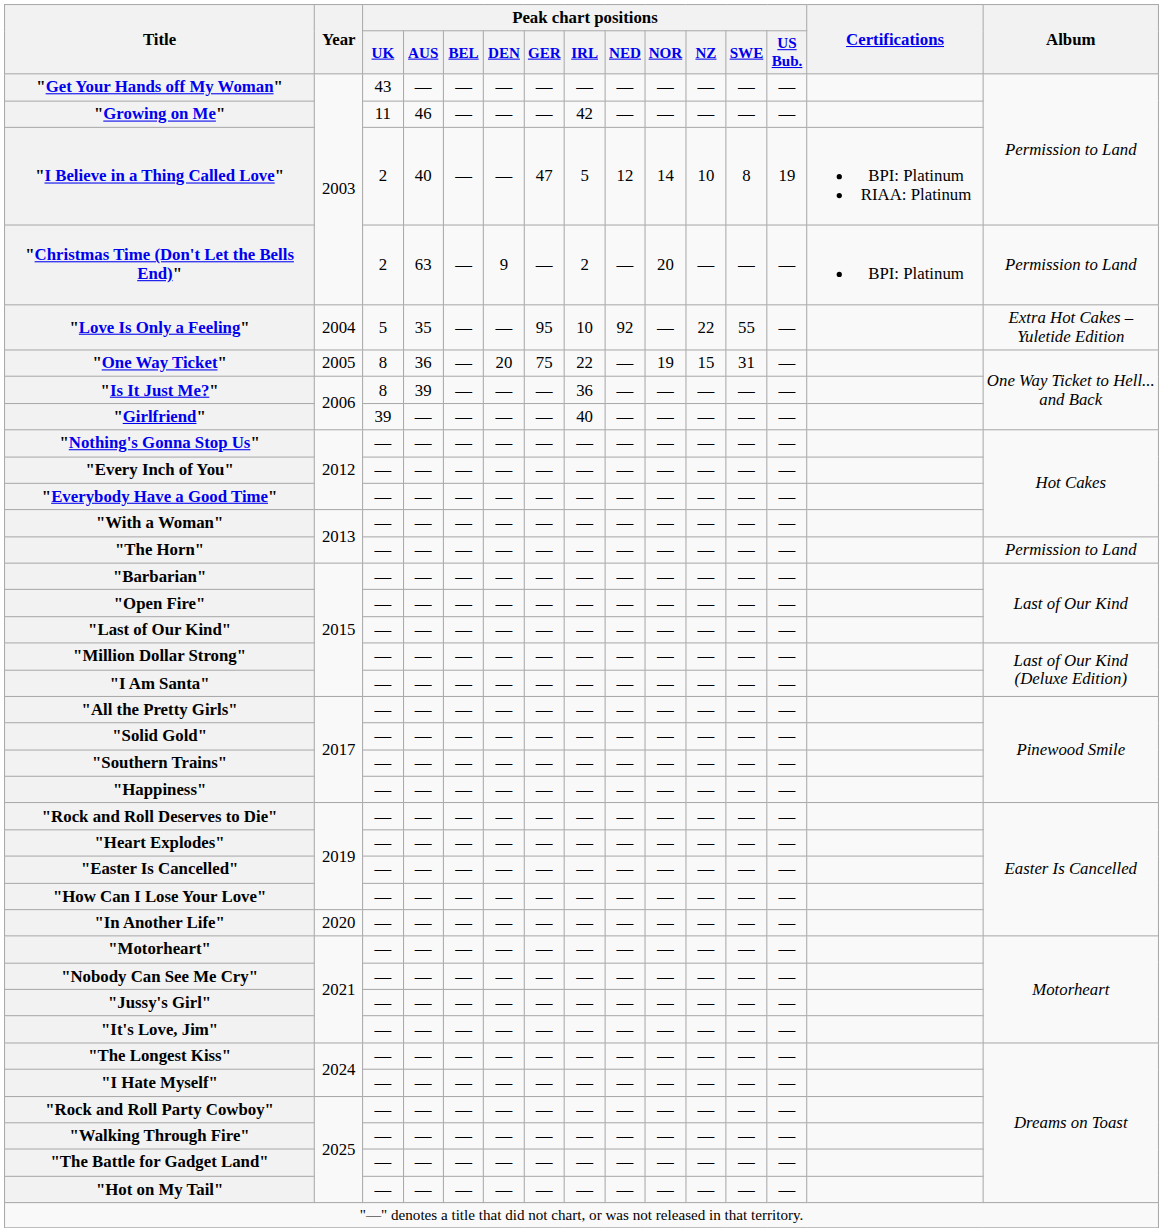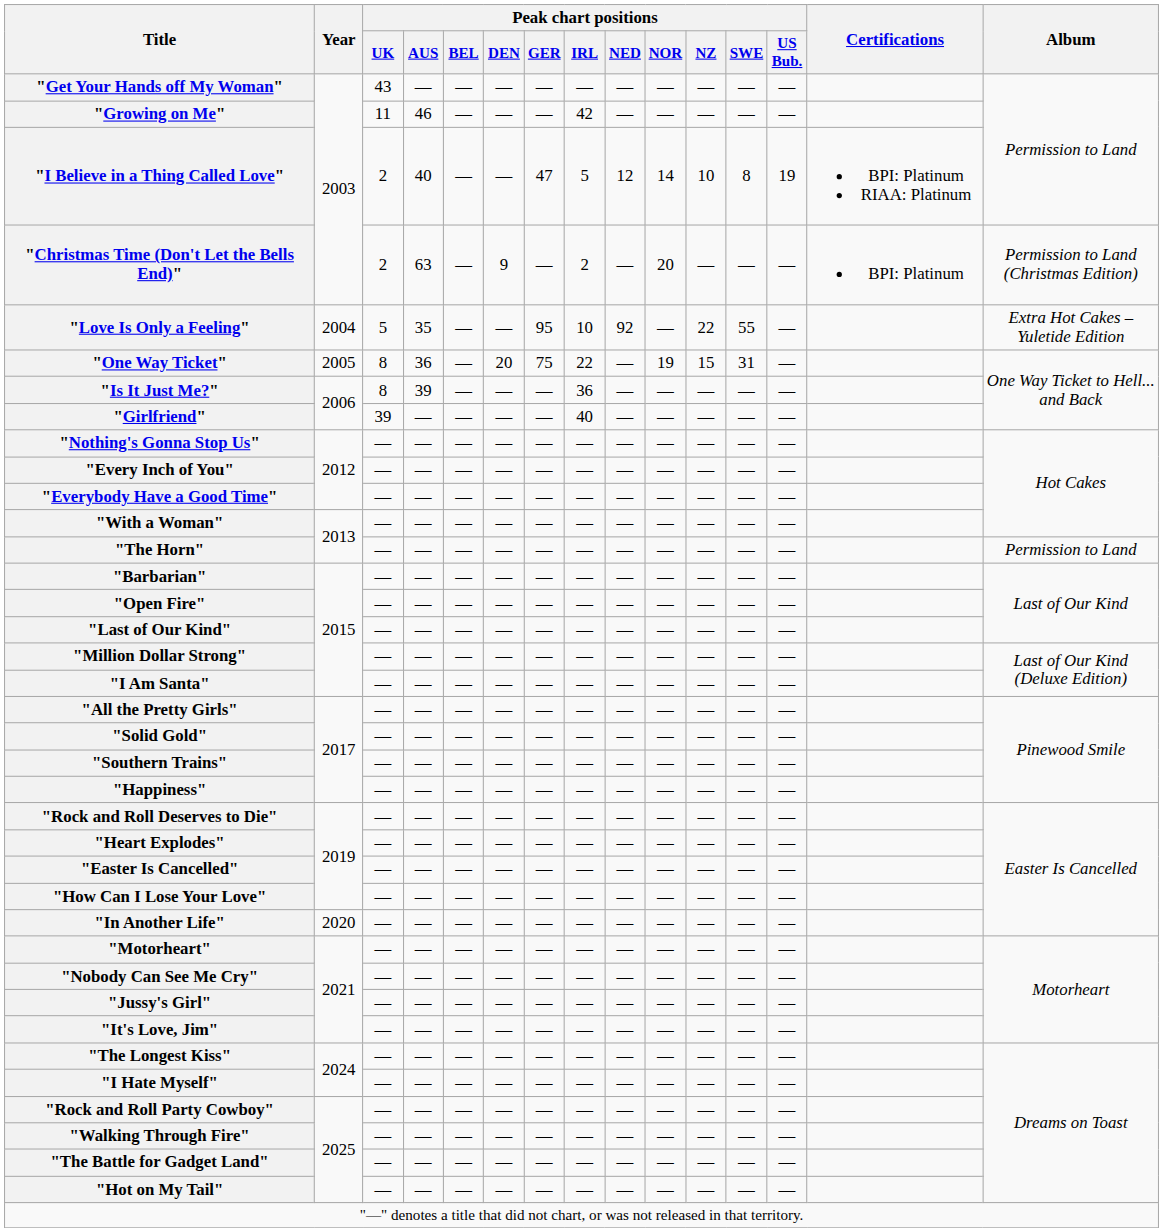(1071, 264) Permission to Land -> (1071, 264) Permission to Land (Christmas Edition)
